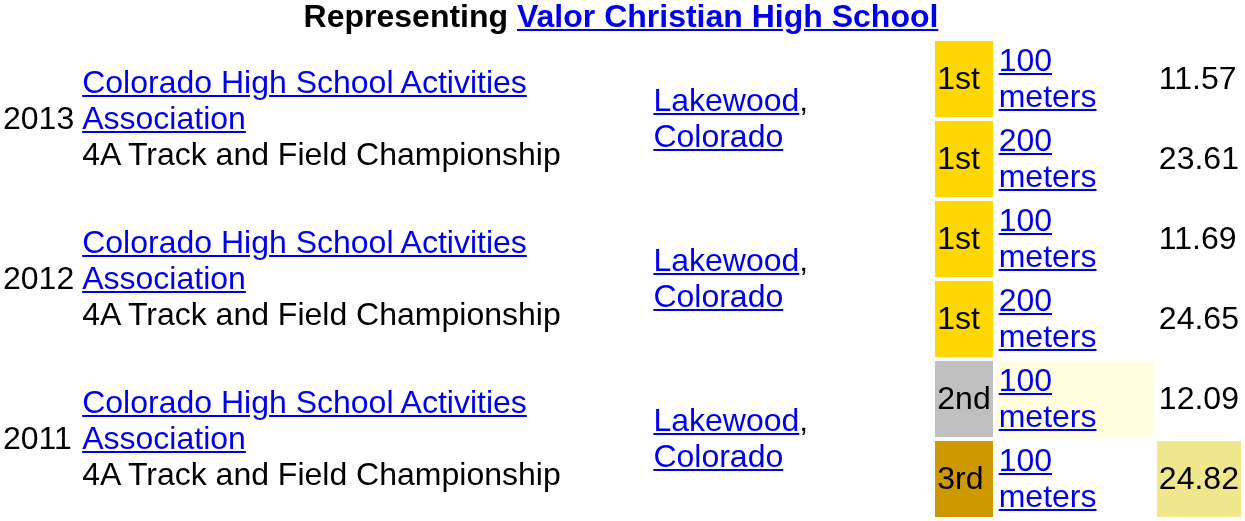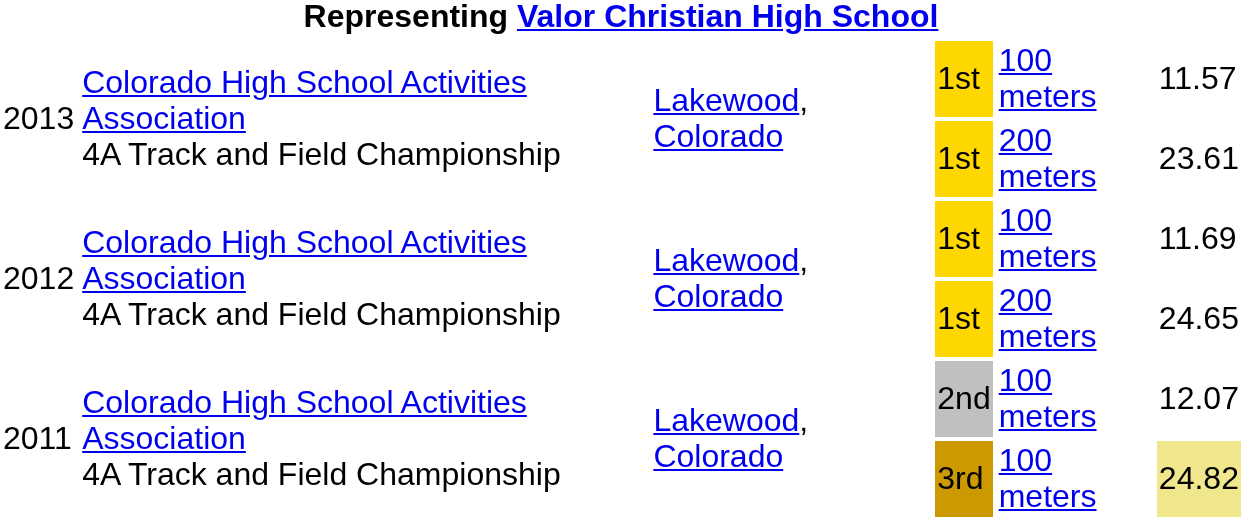(1048, 398) lightyellow background -> (1048, 398) no background
(1199, 398) 12.09 -> (1199, 398) 12.07
